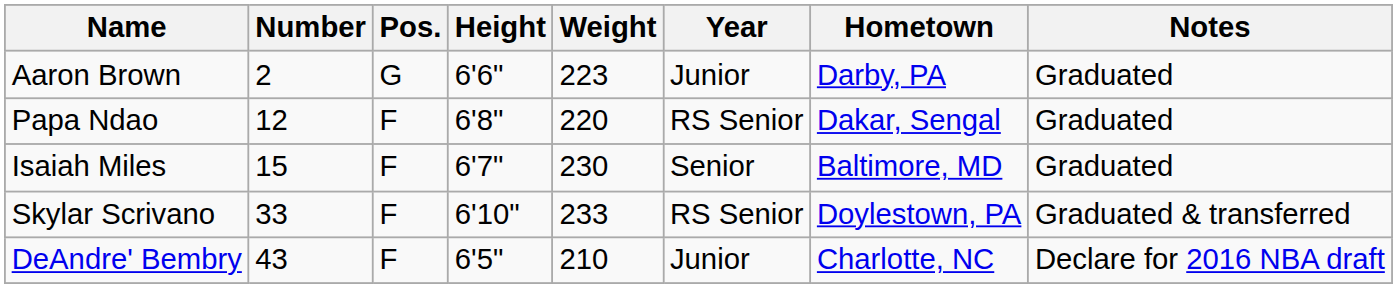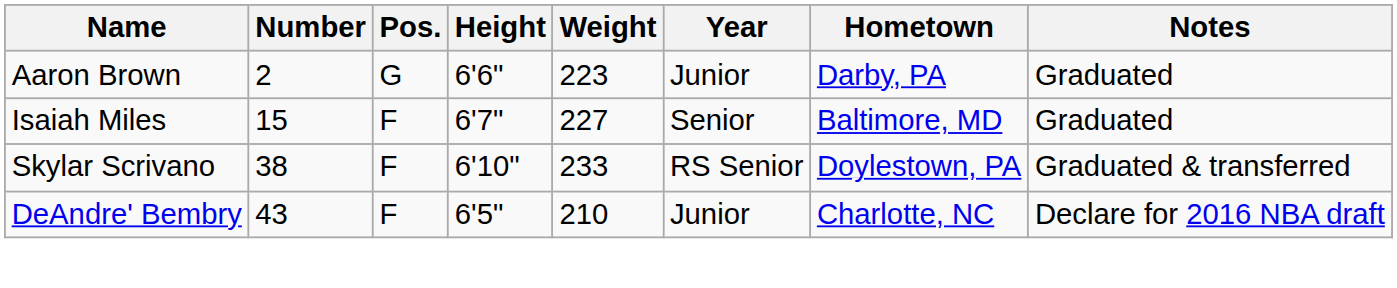- row: (85, 120)
(584, 167) 230 -> (584, 120) 227
(272, 213) 33 -> (272, 167) 38
